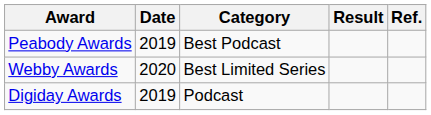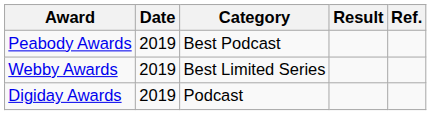(158, 69) 2020 -> (158, 69) 2019
